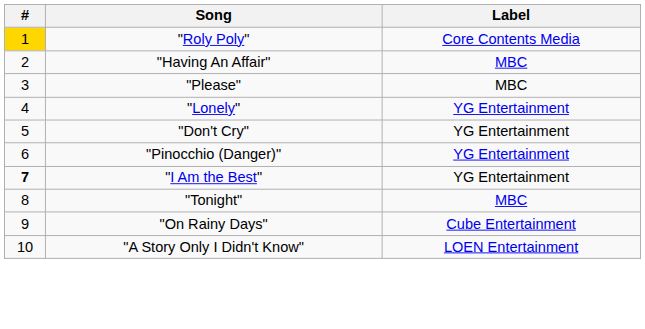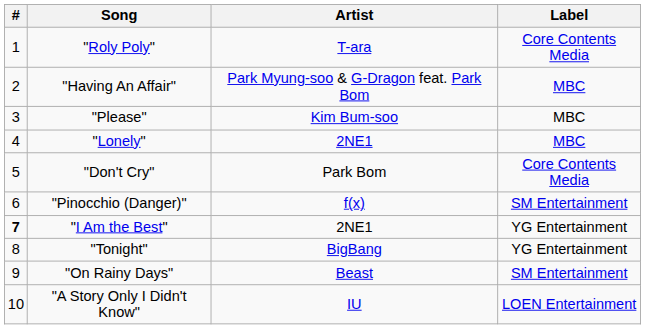+ column: (354, 16)
(25, 39) gold background -> (16, 47) no background
(511, 108) YG Entertainment -> (569, 141) MBC
(511, 131) YG Entertainment -> (569, 172) Core Contents Media
(511, 154) YG Entertainment -> (569, 203) SM Entertainment
(511, 200) MBC -> (569, 249) YG Entertainment
(511, 223) Cube Entertainment -> (569, 273) SM Entertainment
